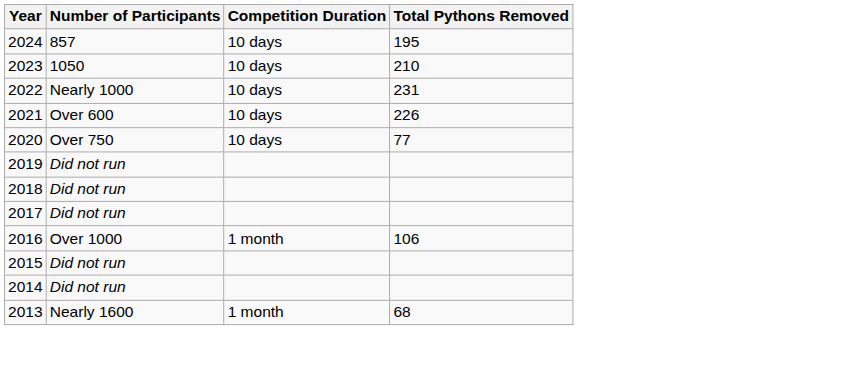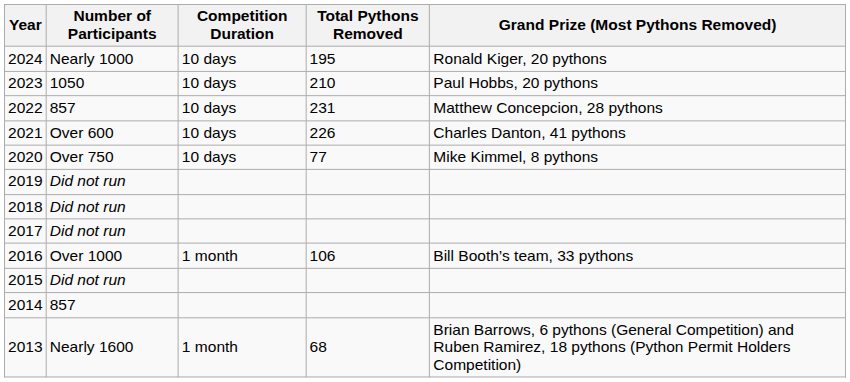+ column: (638, 25)
(63, 41) 857 -> (92, 58) Nearly 1000
(92, 90) Nearly 1000 -> (63, 108) 857
(88, 287) Did not run -> (63, 305) 857
